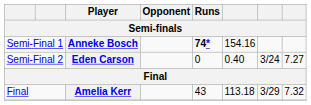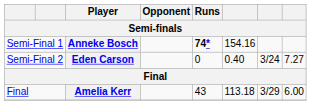(294, 92) 7.32 -> (294, 92) 6.00
